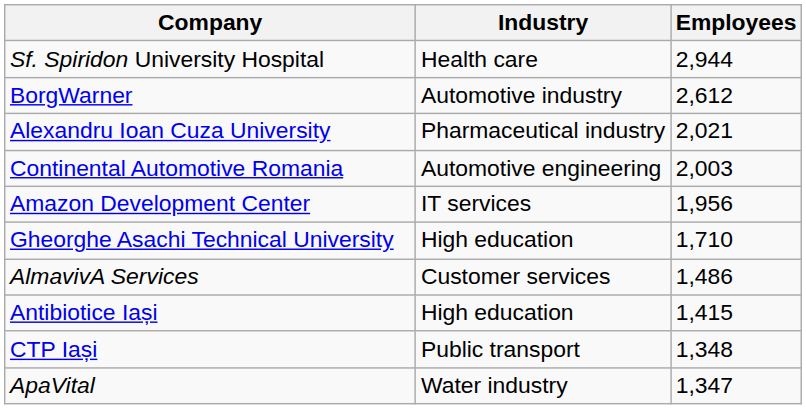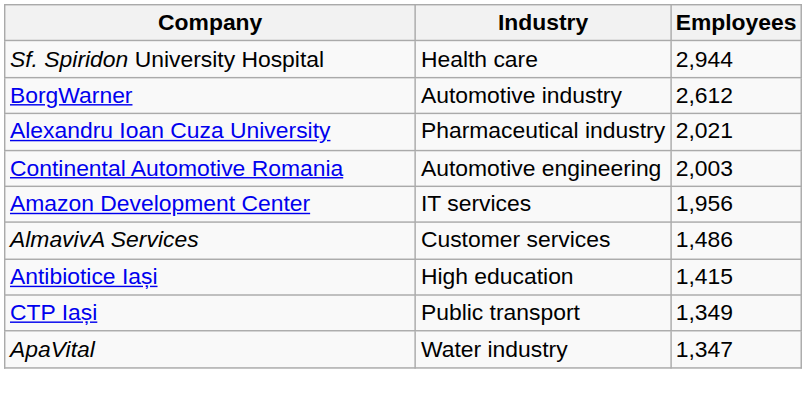- row: (202, 240)
(704, 349) 1,348 -> (704, 312) 1,349
